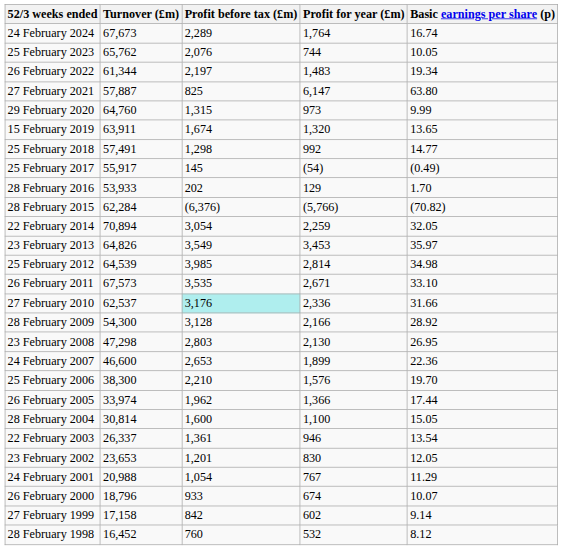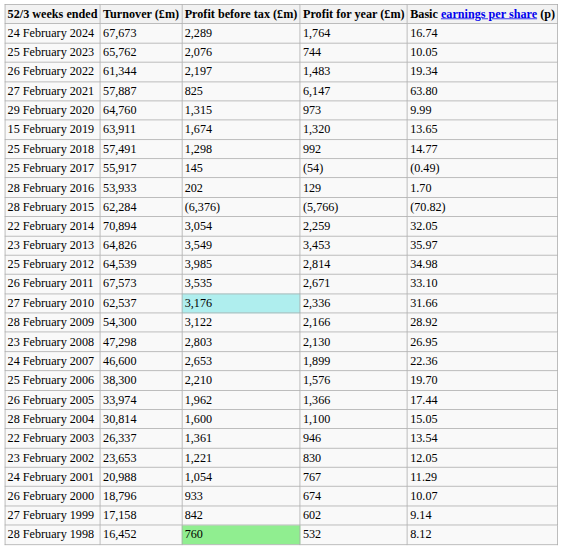(198, 322) 3,128 -> (198, 322) 3,122
(198, 457) 1,201 -> (198, 457) 1,221
(194, 534) no background -> (194, 534) lightgreen background
